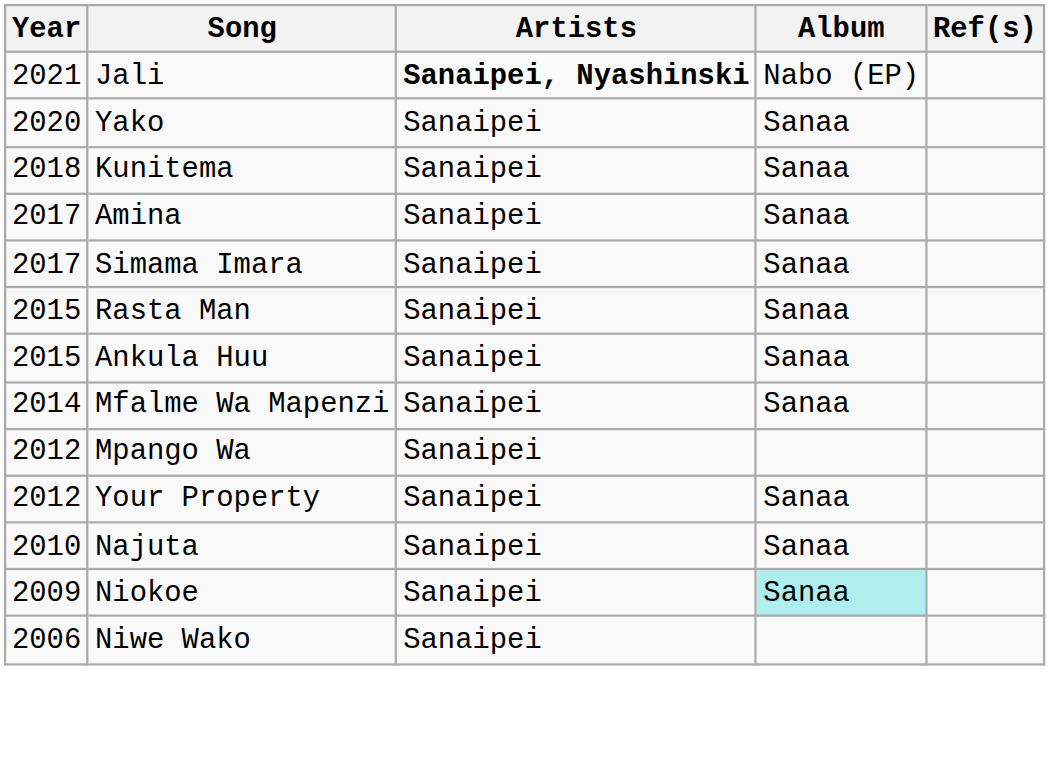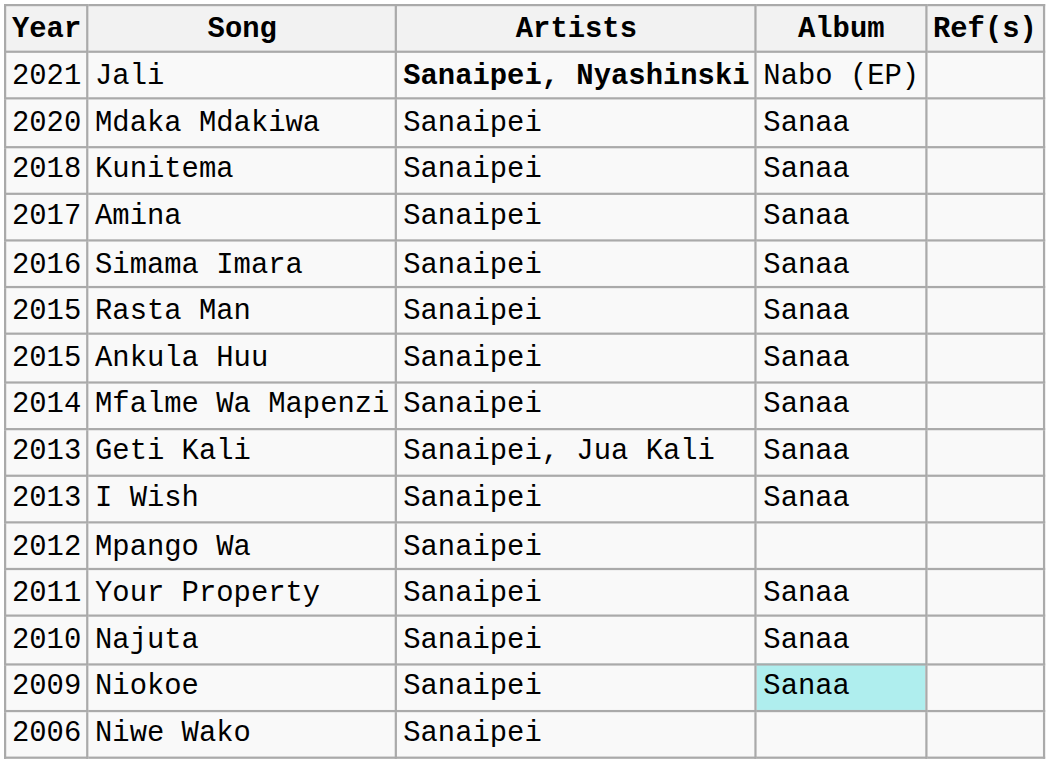- row: (130, 123)
+ row: (208, 123)
(47, 264) 2017 -> (47, 264) 2016
+ row: (173, 452)
+ row: (147, 499)
(47, 499) 2012 -> (47, 593) 2011
